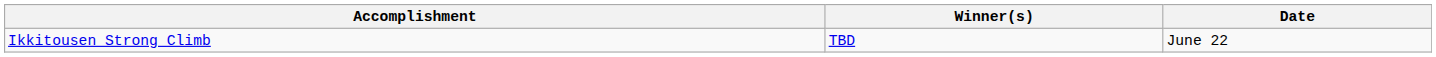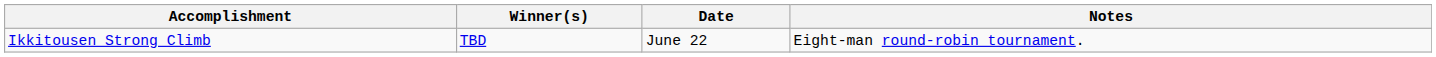+ column: (1111, 17)
